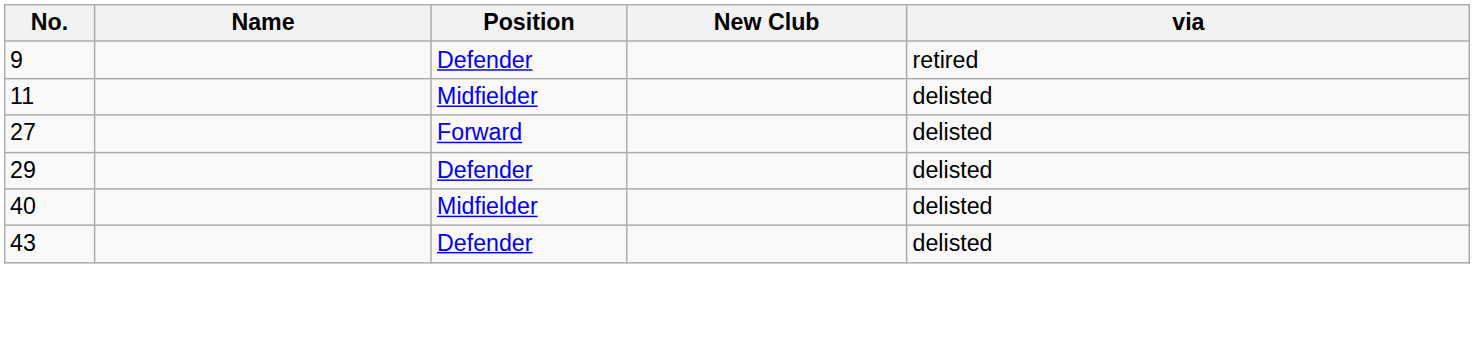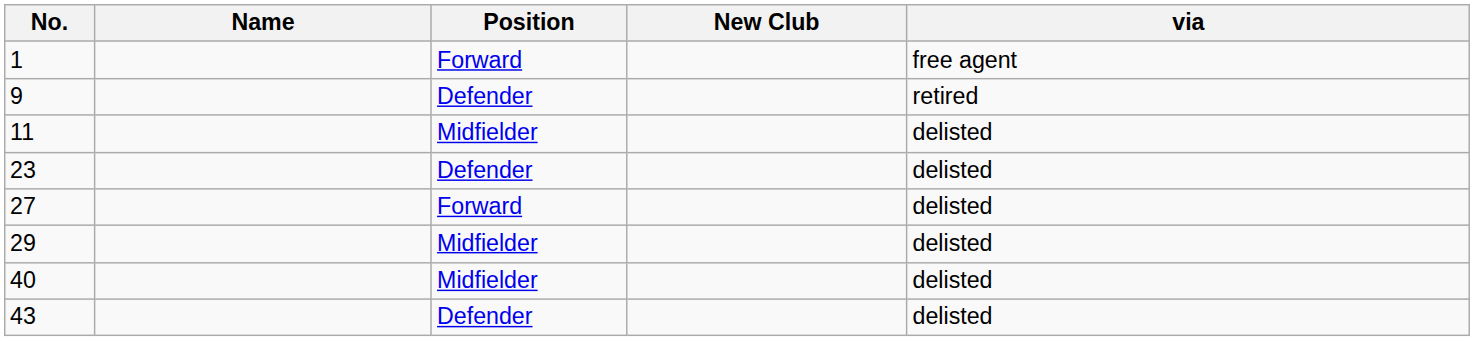+ row: (17, 59)
+ row: (23, 170)
(485, 170) Defender -> (487, 243) Midfielder
